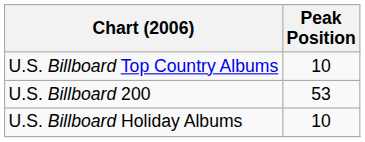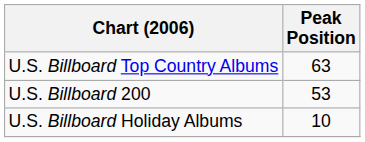(321, 66) 10 -> (321, 66) 63
